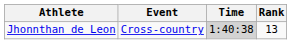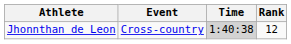(272, 30) 13 -> (272, 30) 12
